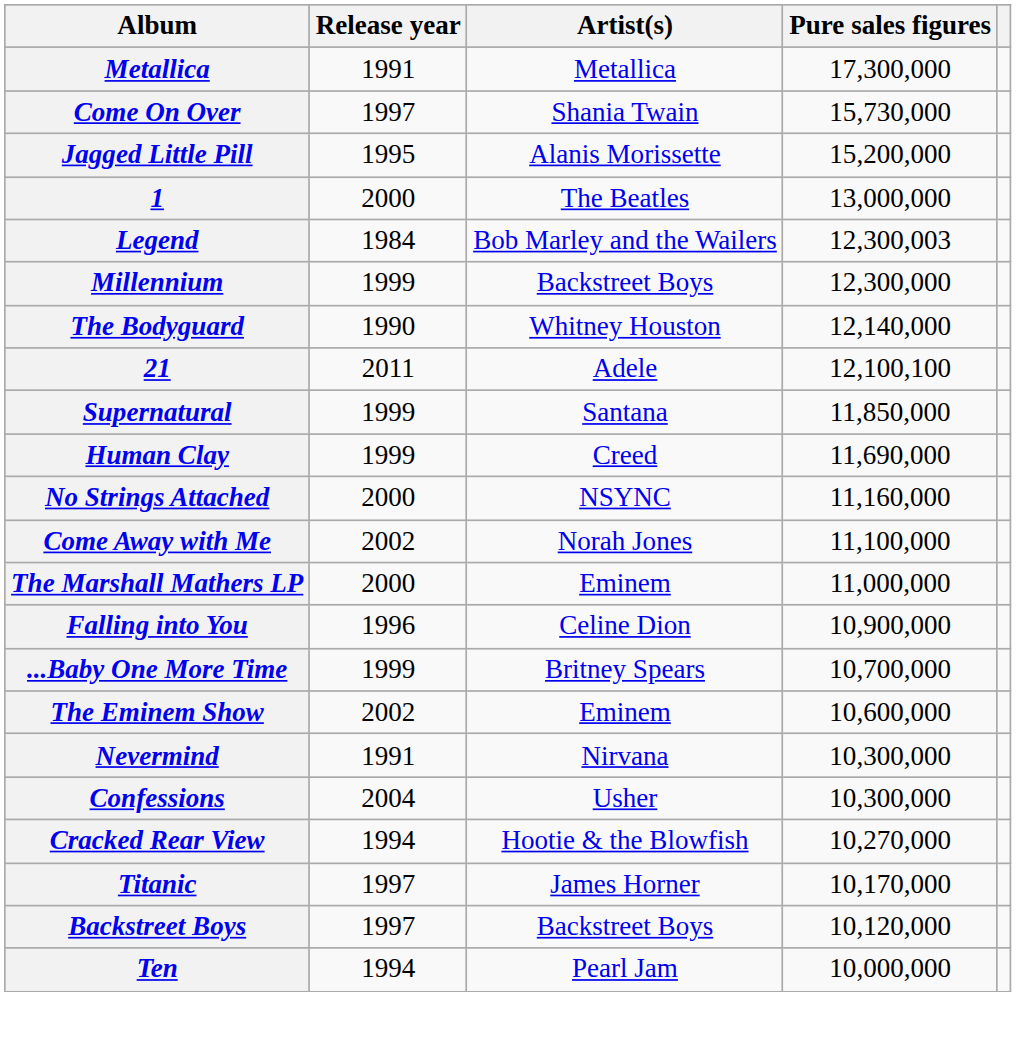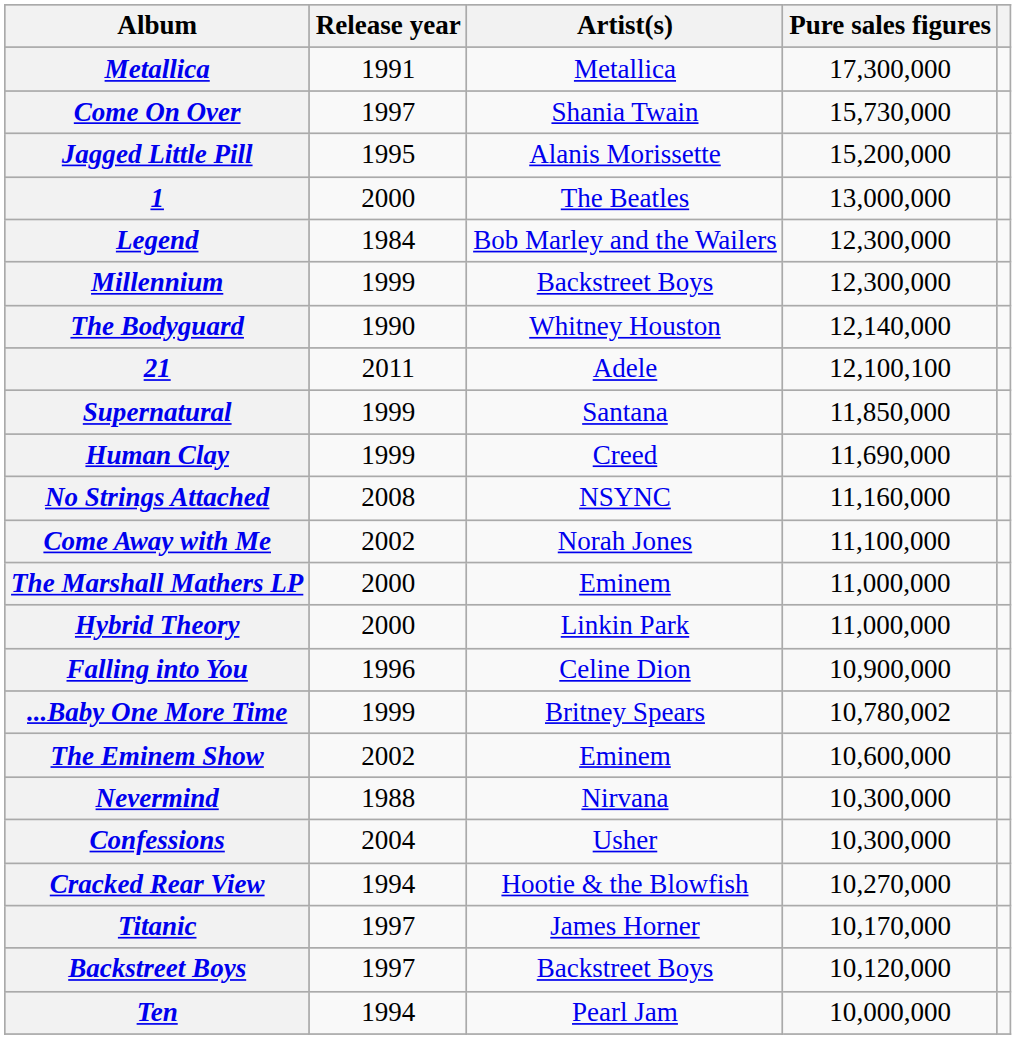(890, 240) 12,300,003 -> (890, 240) 12,300,000
(388, 497) 2000 -> (388, 497) 2008
+ row: (157, 626)
(890, 669) 10,700,000 -> (890, 712) 10,780,002
(388, 754) 1991 -> (388, 797) 1988
